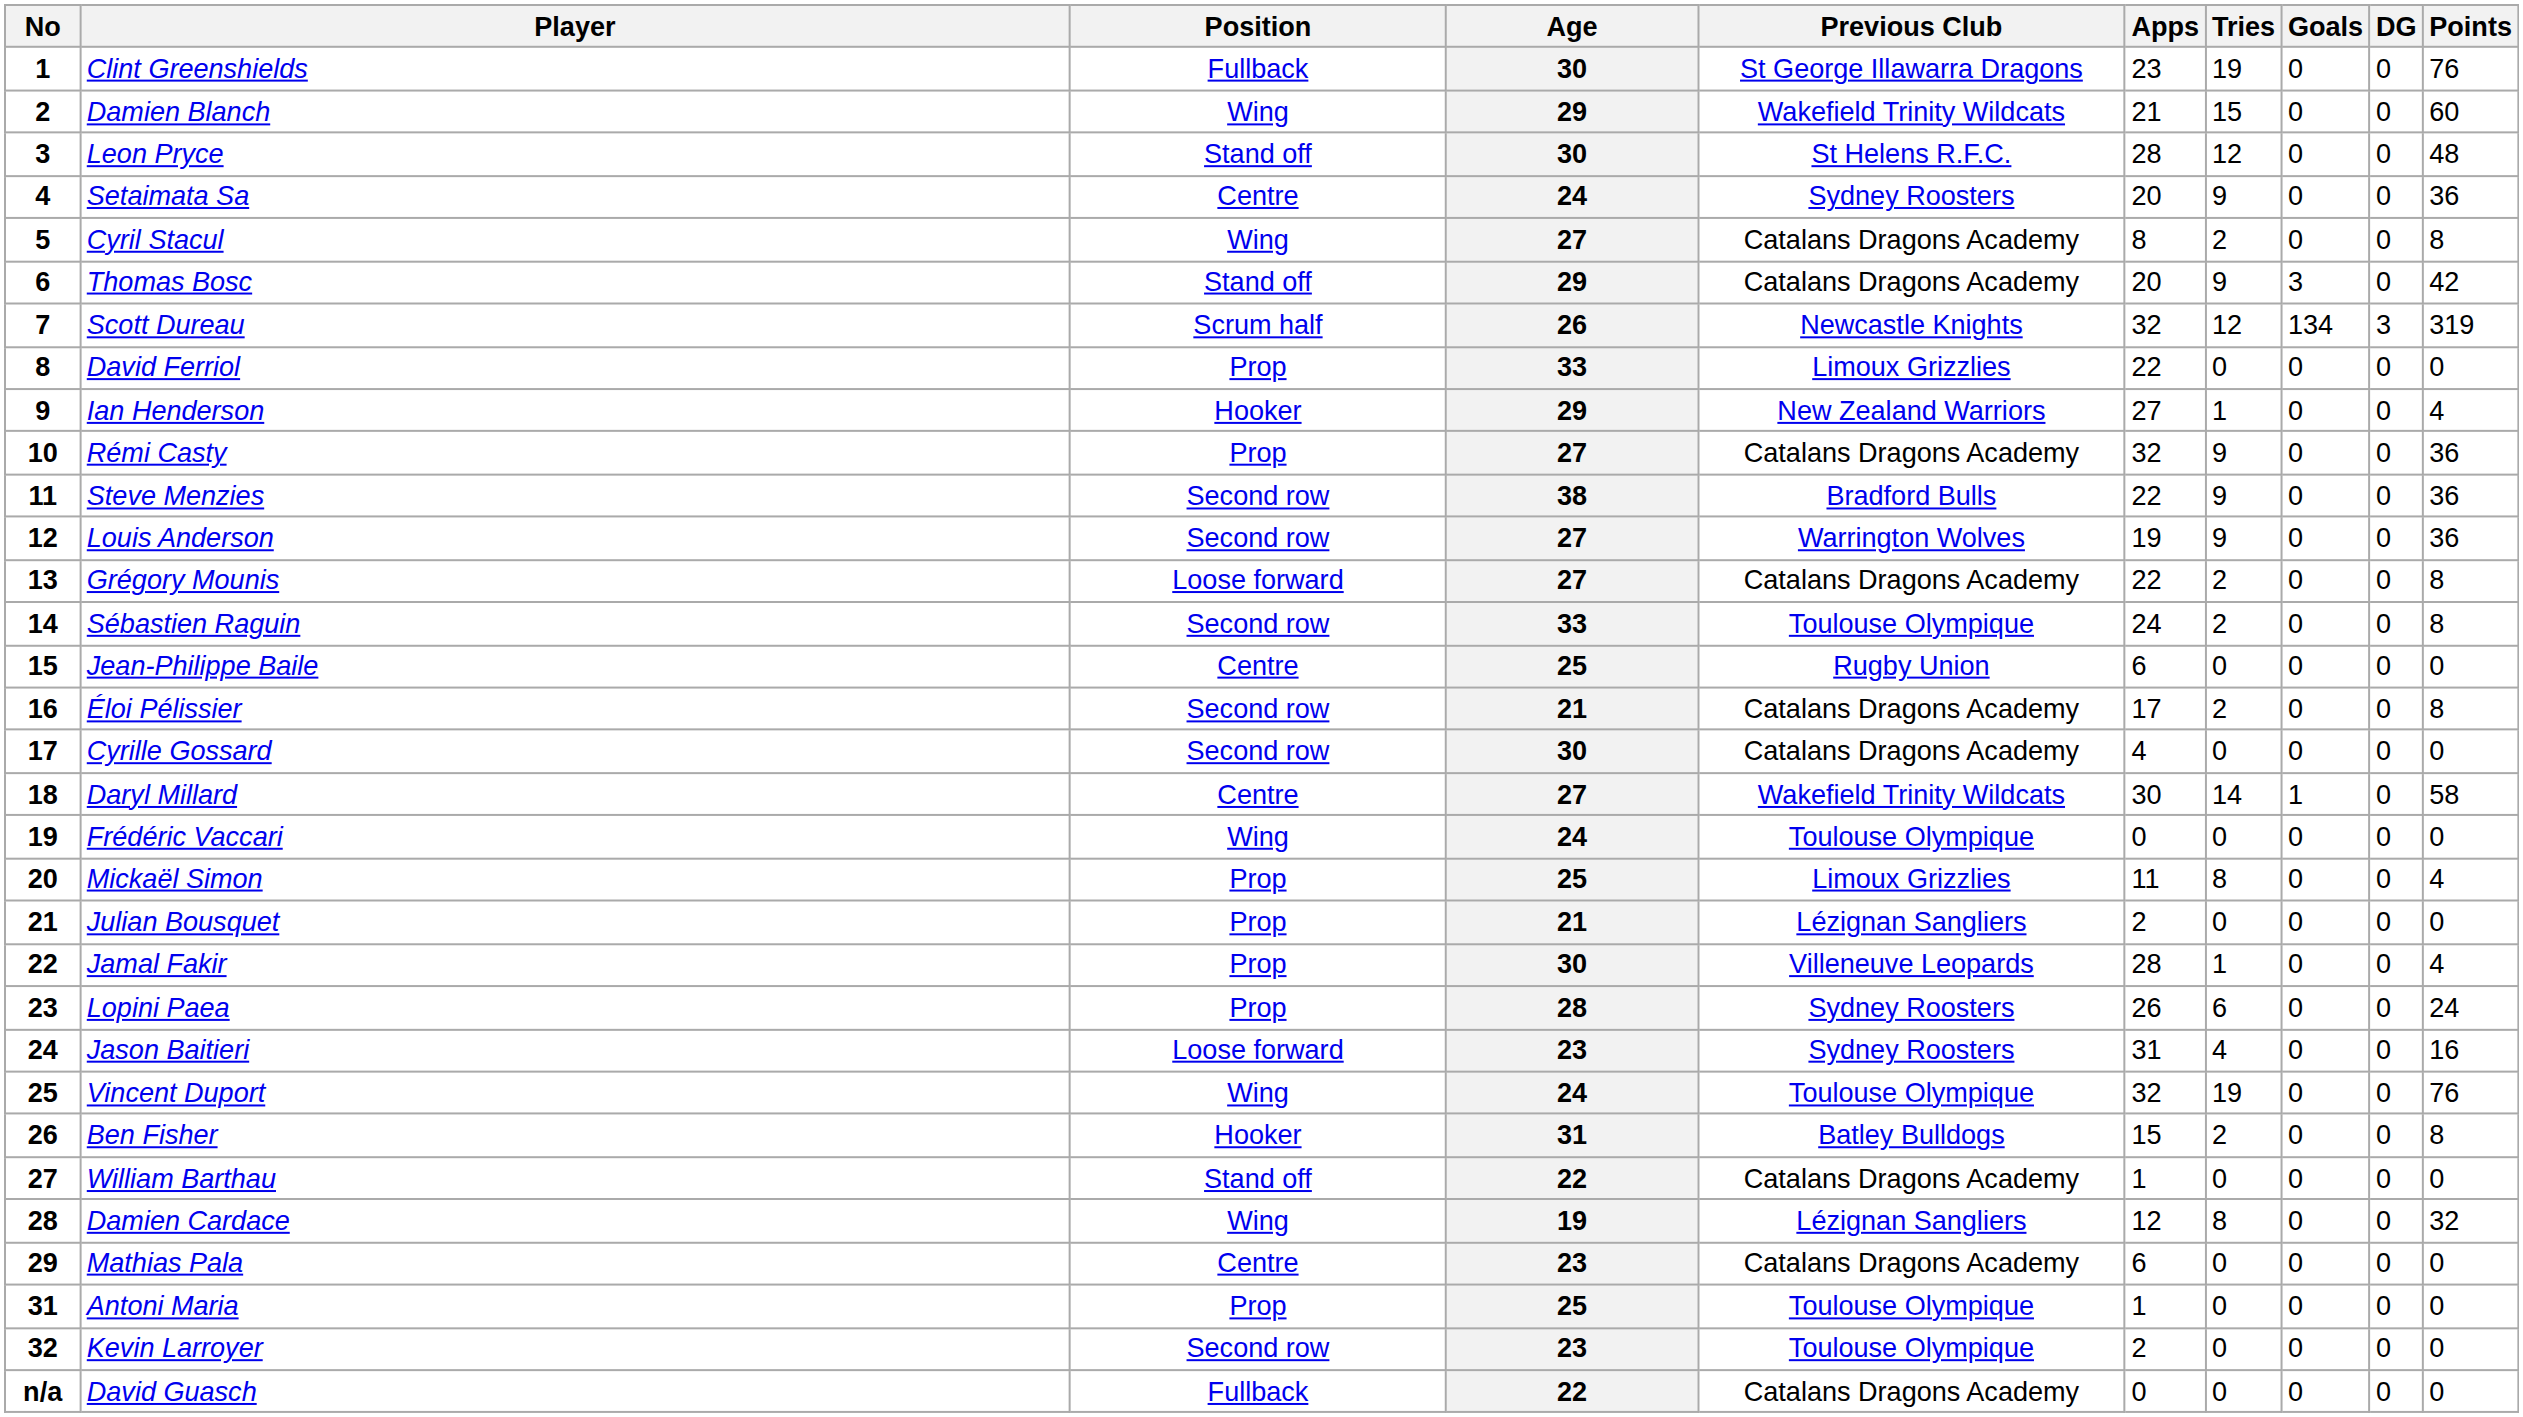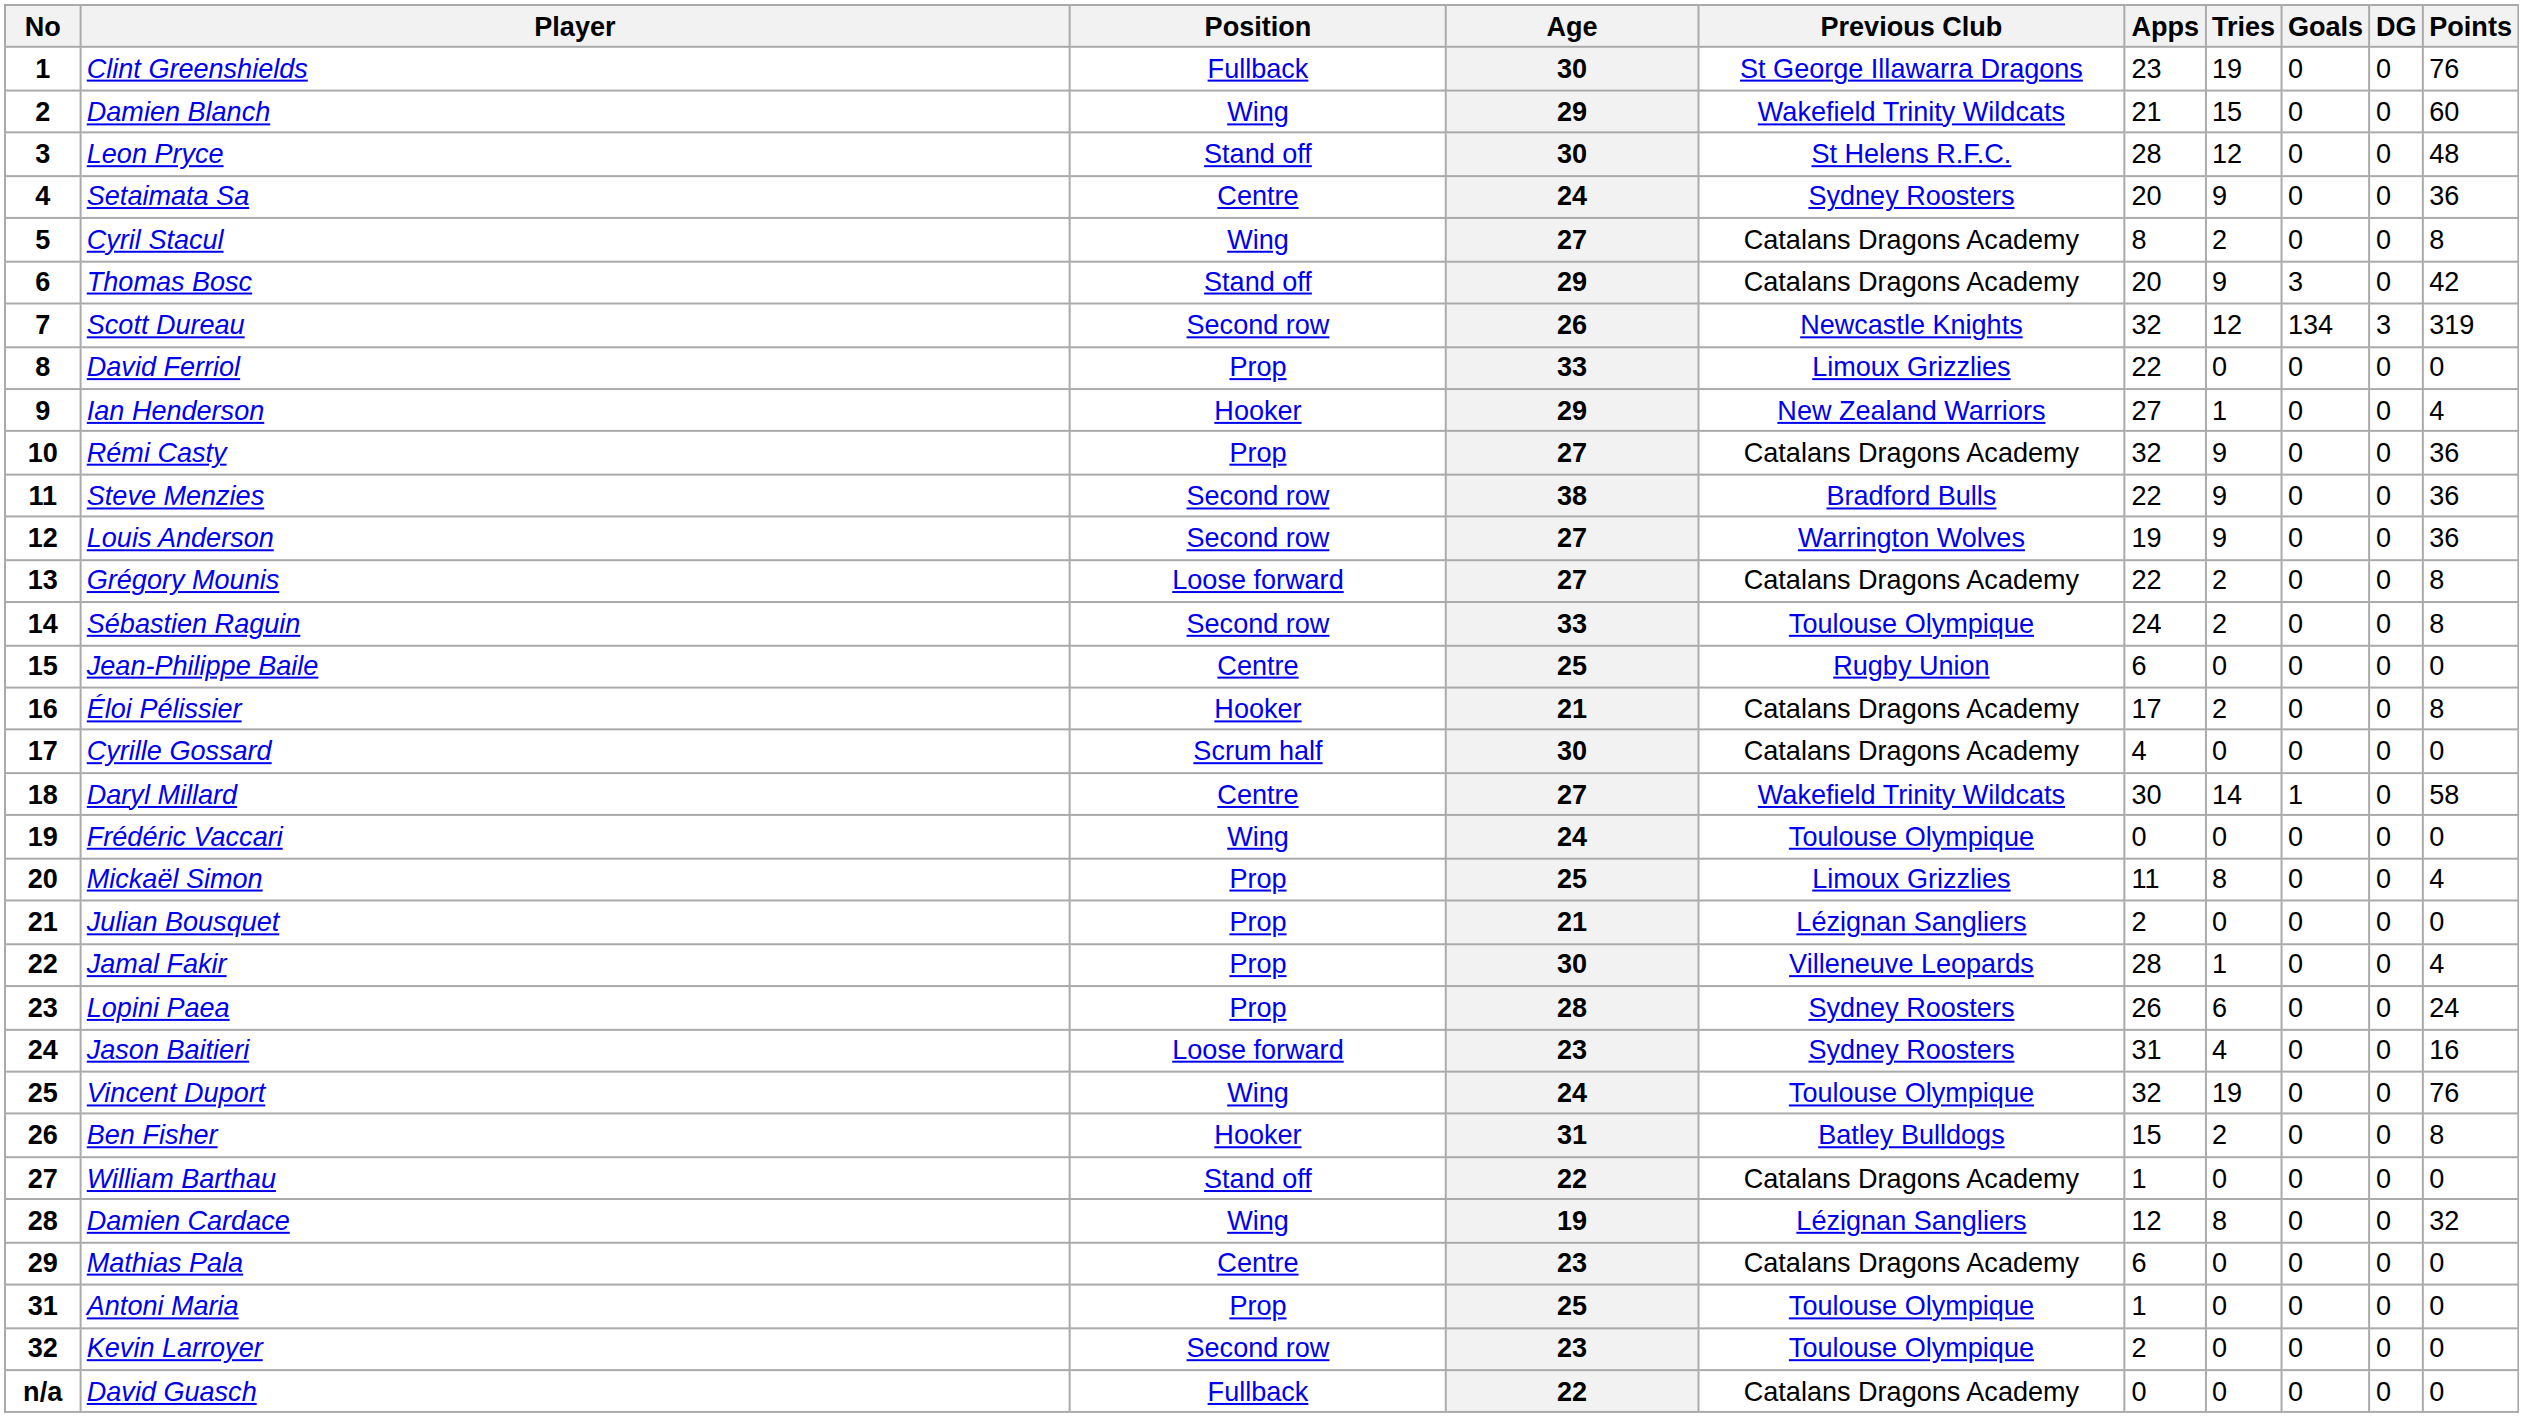(1258, 325) Scrum half -> (1258, 325) Second row
(1258, 708) Second row -> (1258, 708) Hooker
(1258, 751) Second row -> (1258, 751) Scrum half
